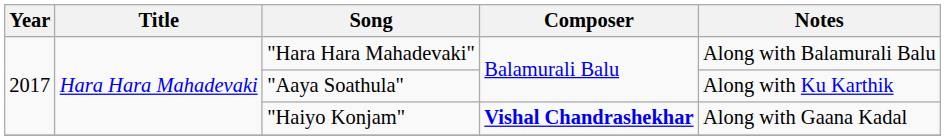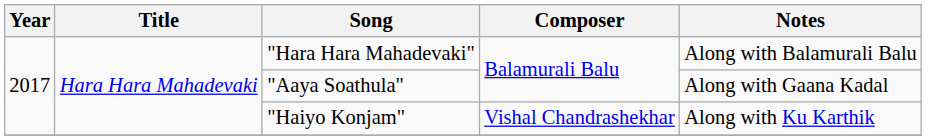(798, 85) Along with Ku Karthik -> (786, 85) Along with Gaana Kadal
(589, 118) bold -> (580, 118) normal
(805, 118) Along with Gaana Kadal -> (780, 118) Along with Ku Karthik
